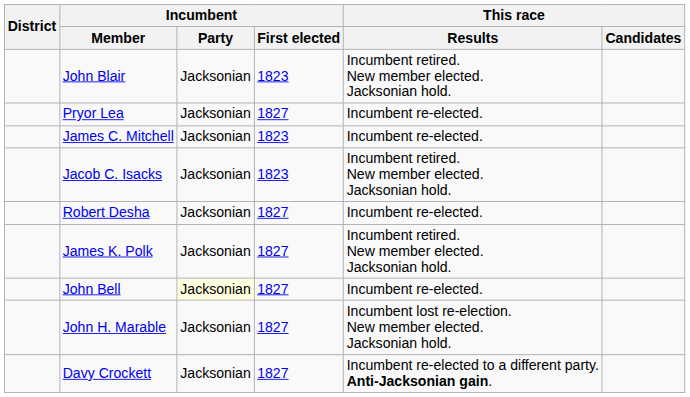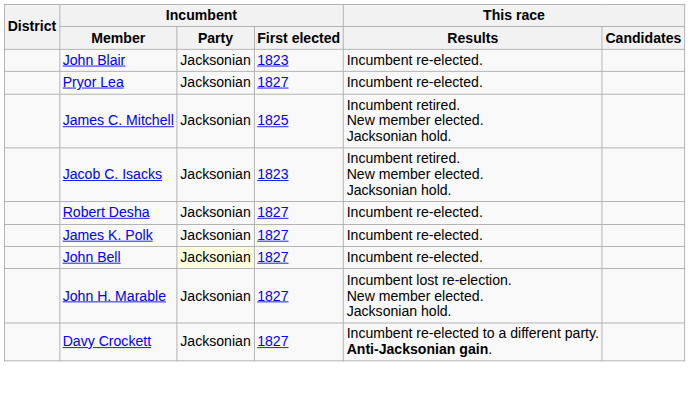(415, 76) Incumbent retired. New member elected. Jacksonian hold. -> (415, 60) Incumbent re-elected.
(273, 136) 1823 -> (273, 120) 1825
(415, 136) Incumbent re-elected. -> (415, 120) Incumbent retired. New member elected. Jacksonian hold.
(415, 251) Incumbent retired. New member elected. Jacksonian hold. -> (415, 235) Incumbent re-elected.
